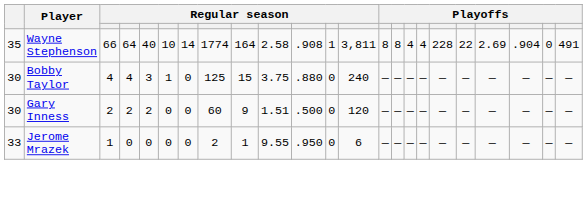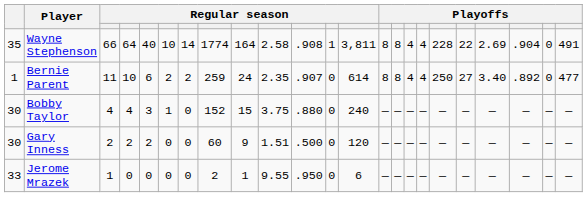+ row: (48, 78)
(215, 78) 125 -> (215, 111) 152
